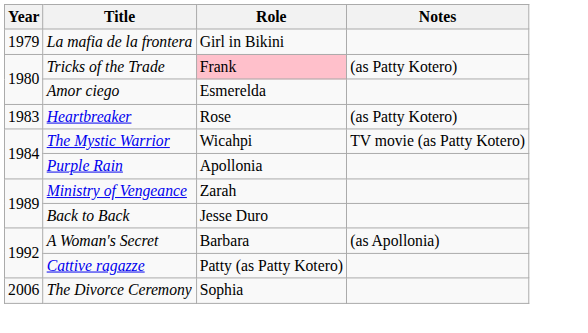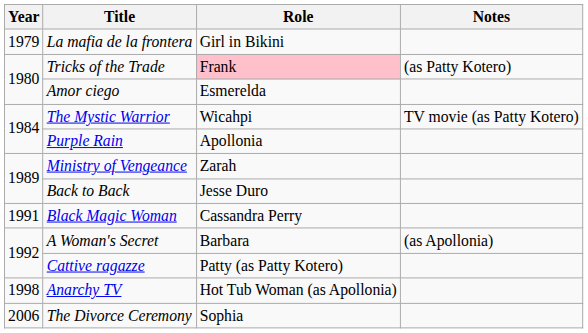- row: (89, 116)
+ row: (112, 215)
+ row: (84, 290)
